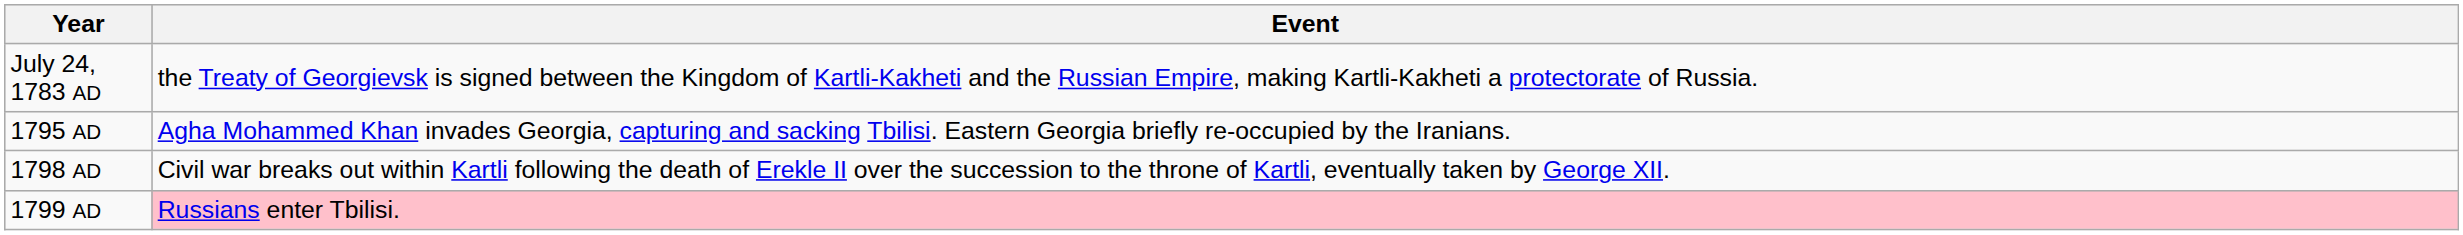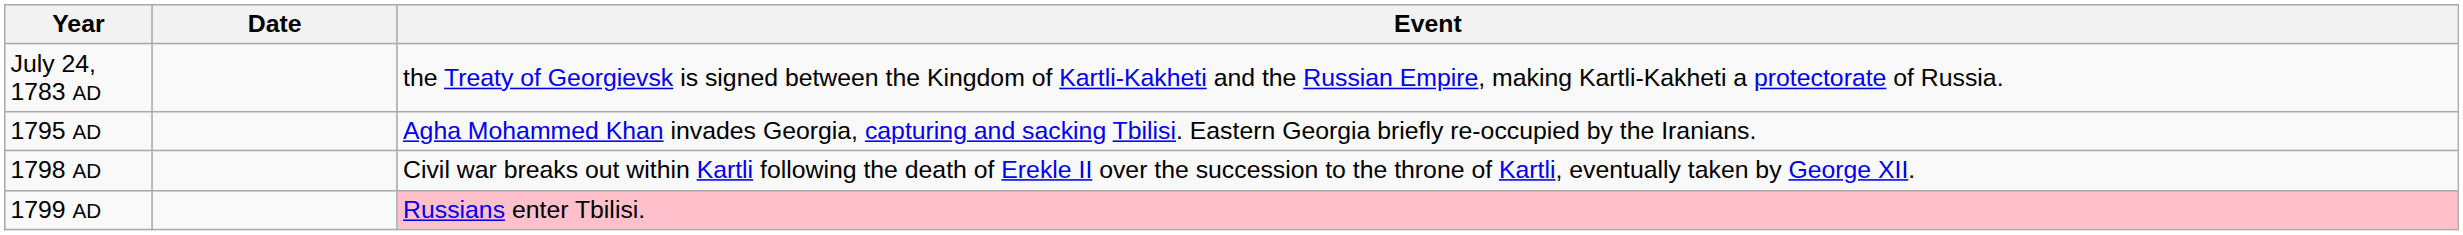+ column: (275, 24)
